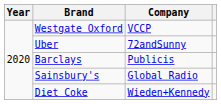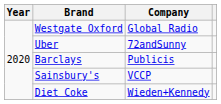(139, 28) VCCP -> (163, 28) Global Radio
(163, 76) Global Radio -> (139, 76) VCCP
